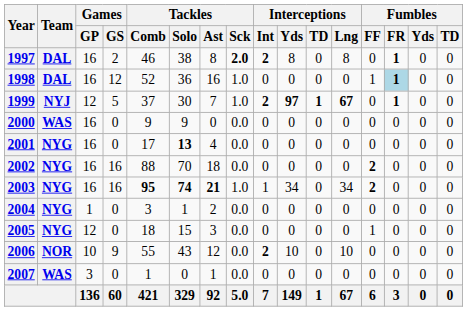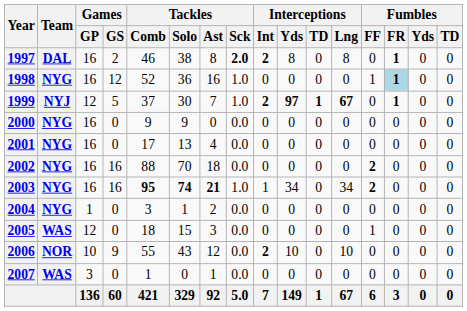(57, 79) DAL -> (57, 79) NYG
(57, 123) WAS -> (57, 123) NYG
(185, 144) bold -> (185, 144) normal
(57, 230) NYG -> (57, 230) WAS
